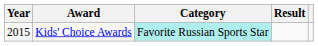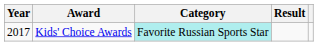(19, 31) 2015 -> (19, 31) 2017
